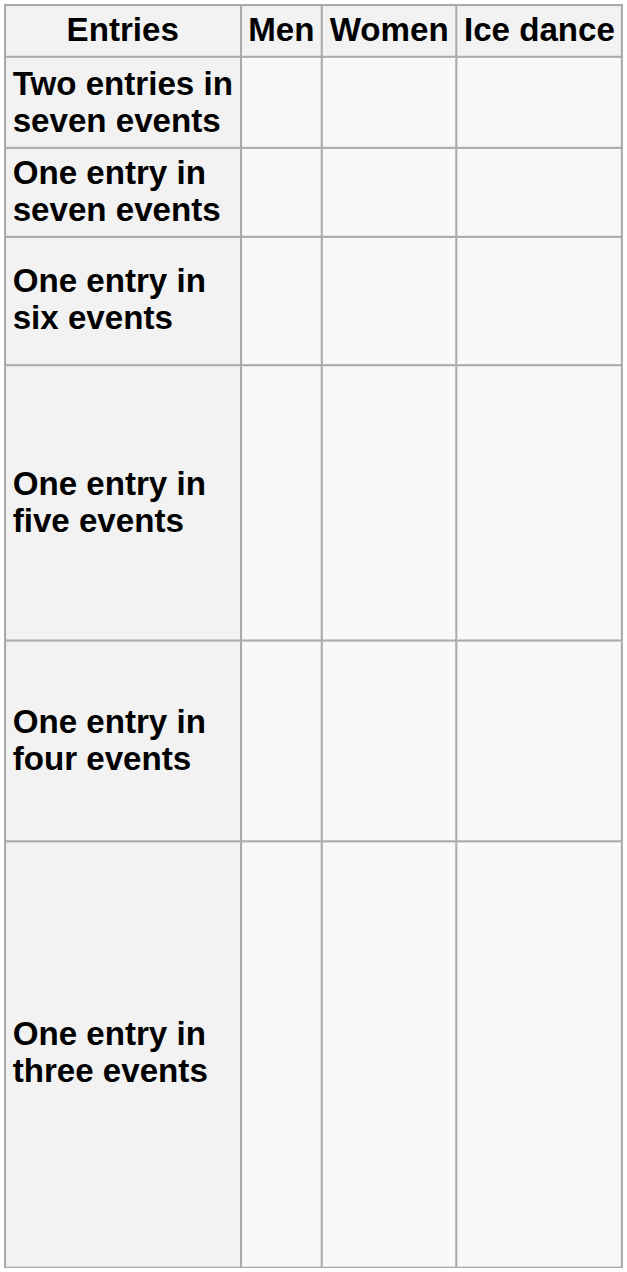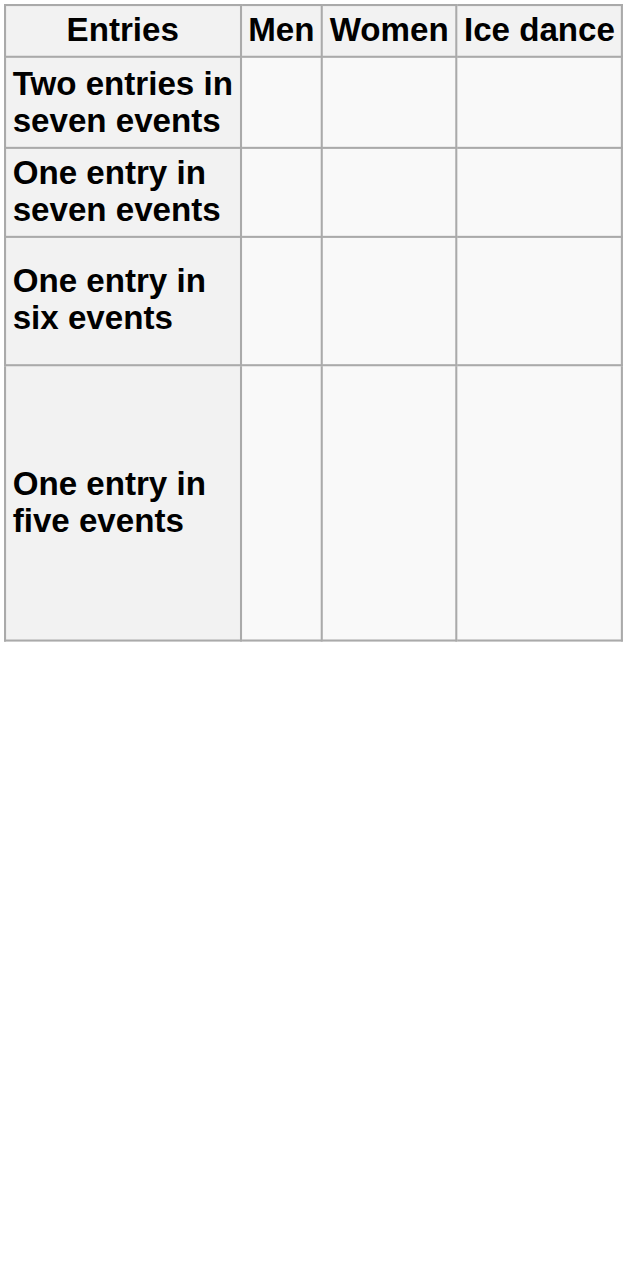- row: (109, 740)
- row: (110, 1053)
